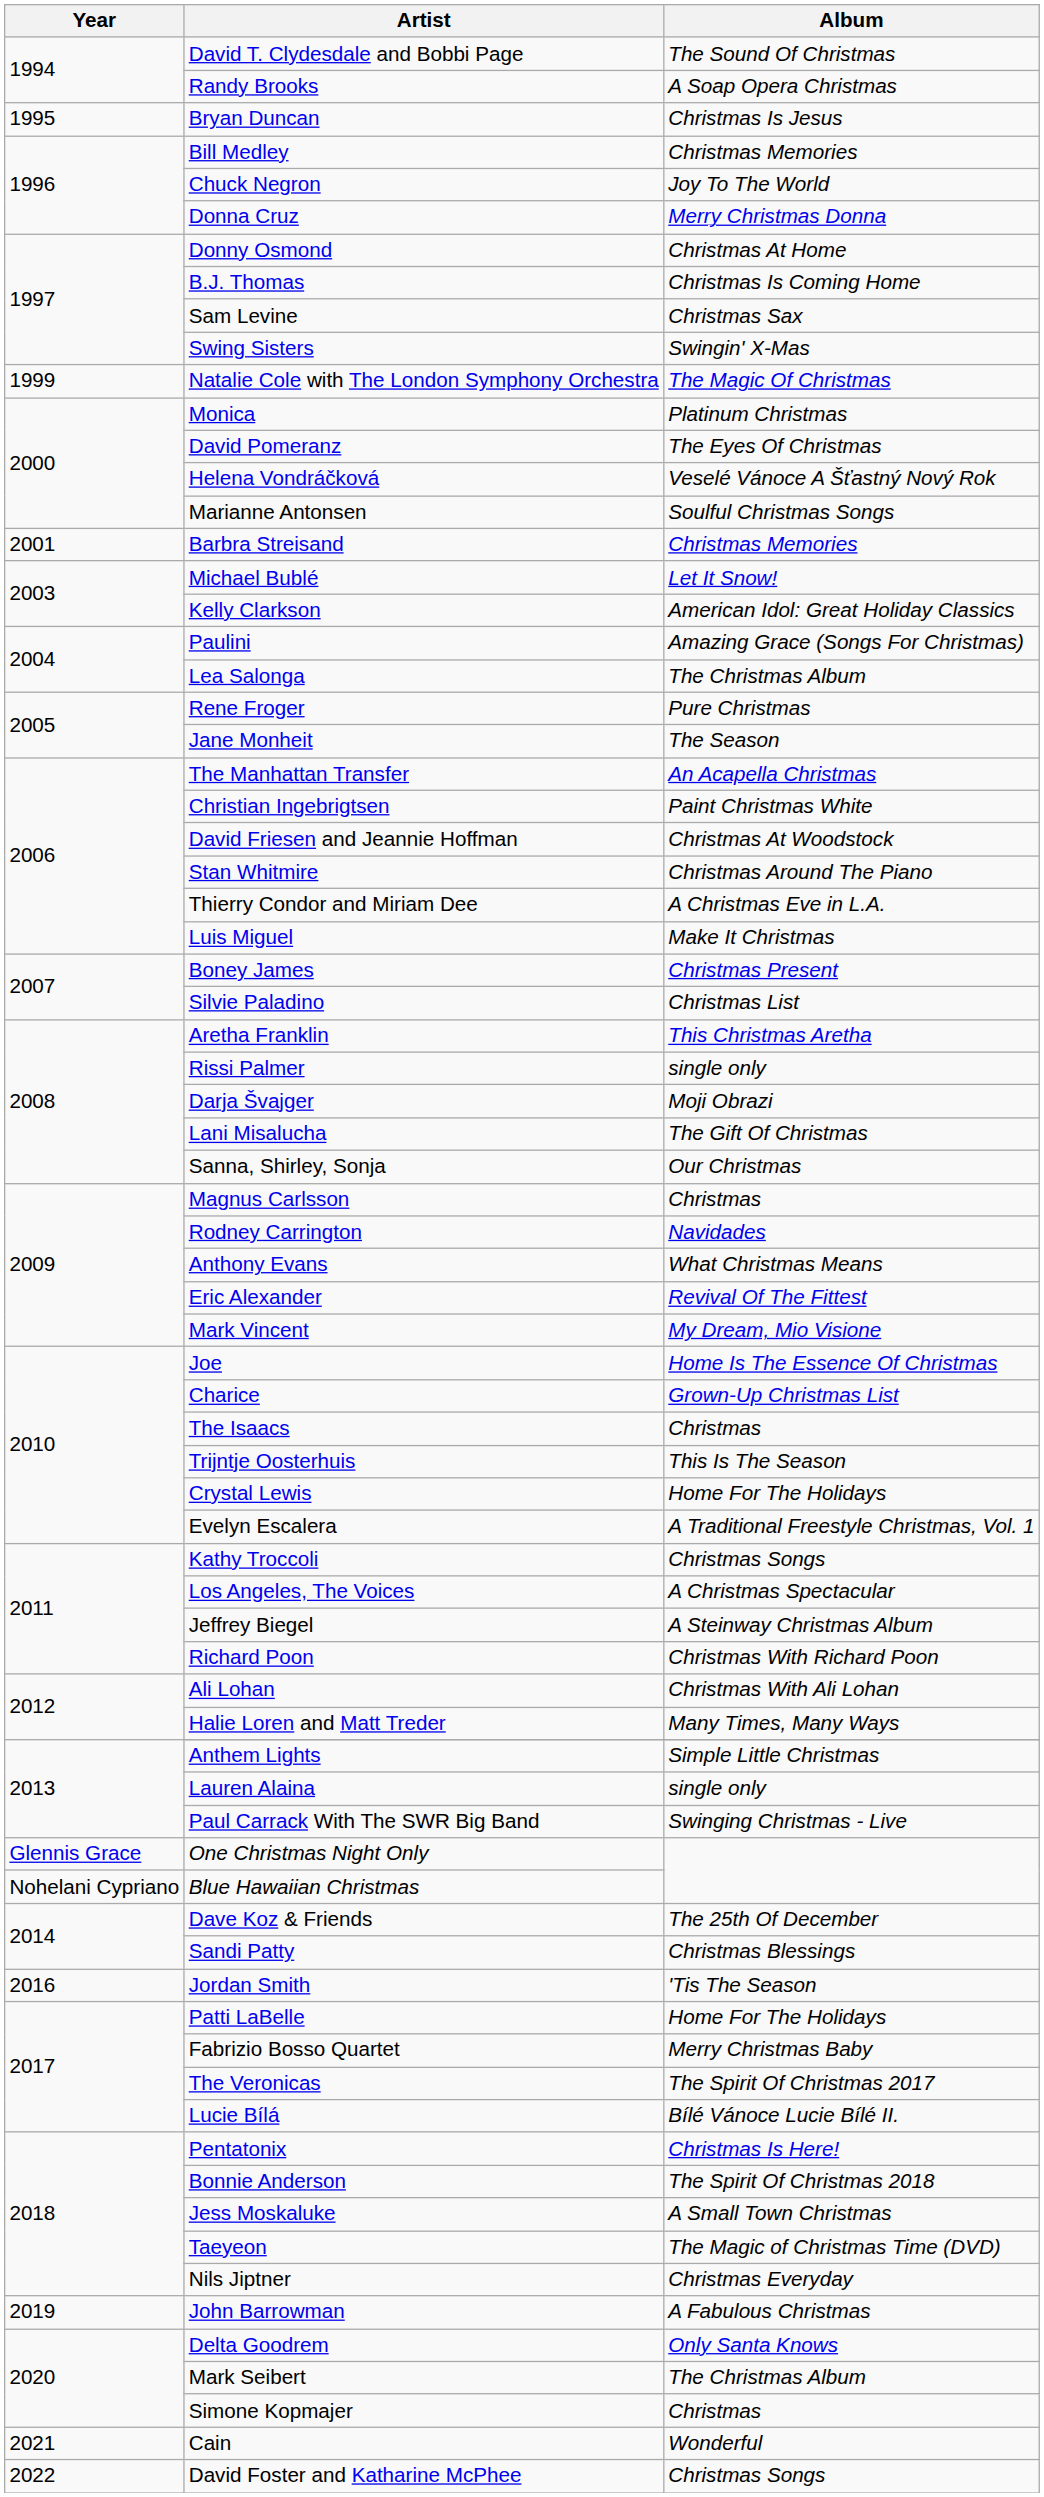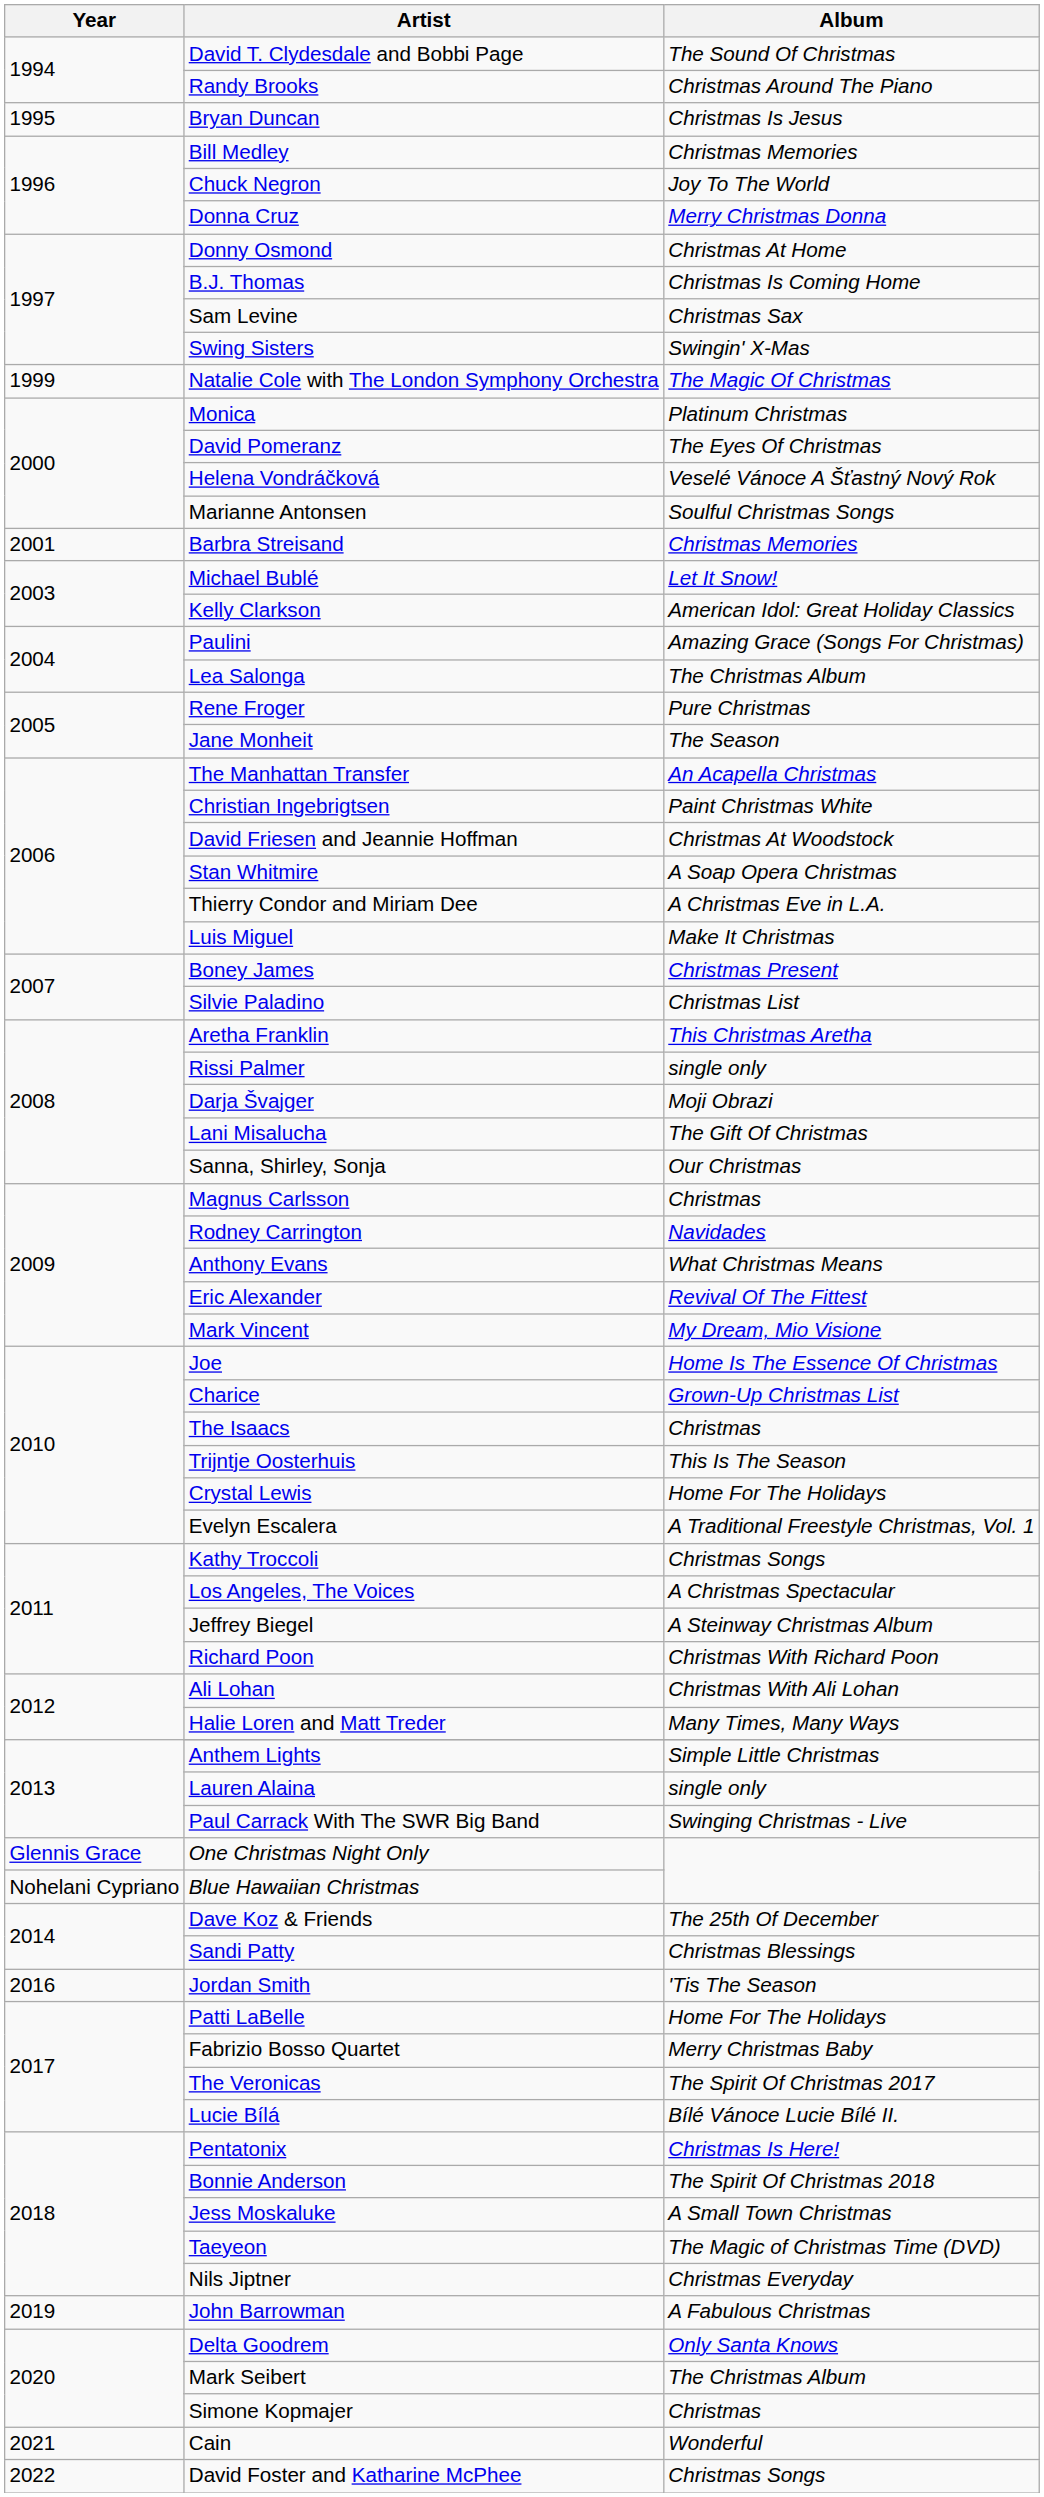(783, 86) A Soap Opera Christmas -> (800, 86) Christmas Around The Piano
(800, 871) Christmas Around The Piano -> (783, 871) A Soap Opera Christmas
